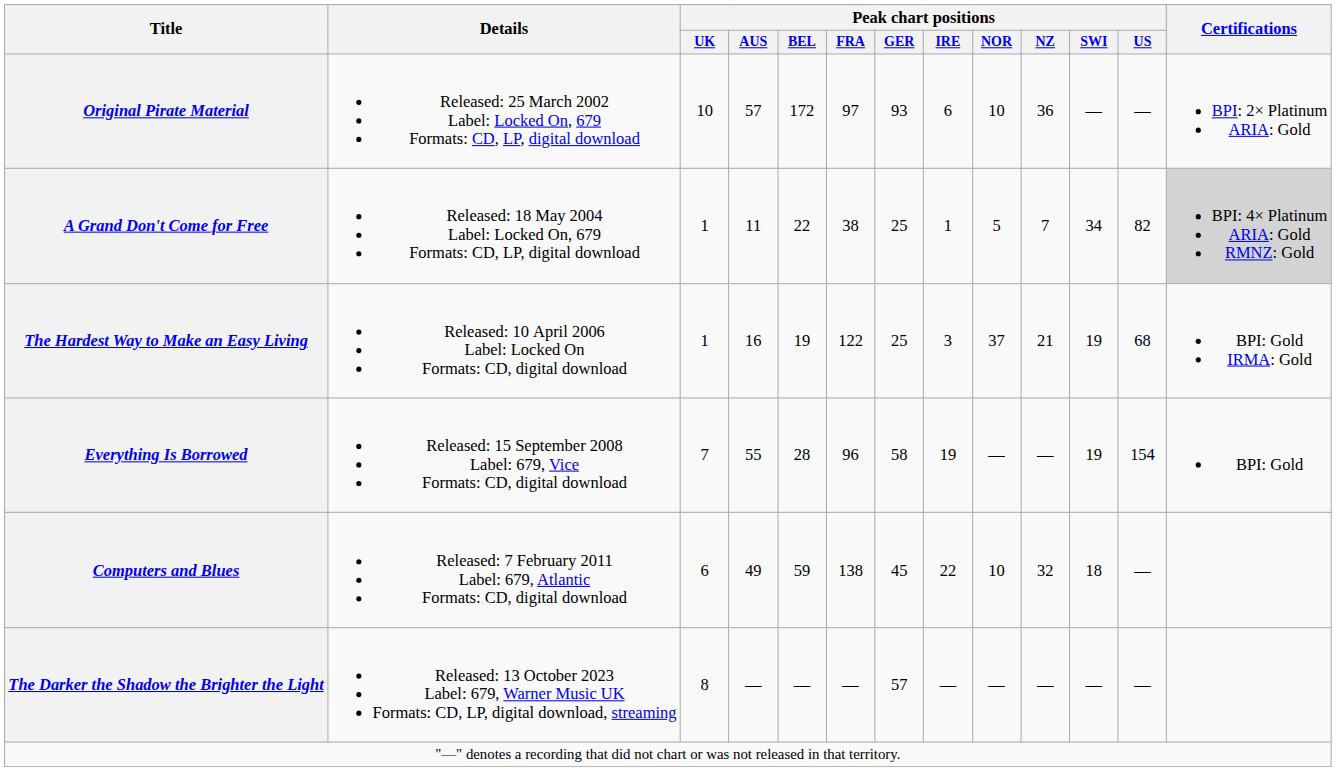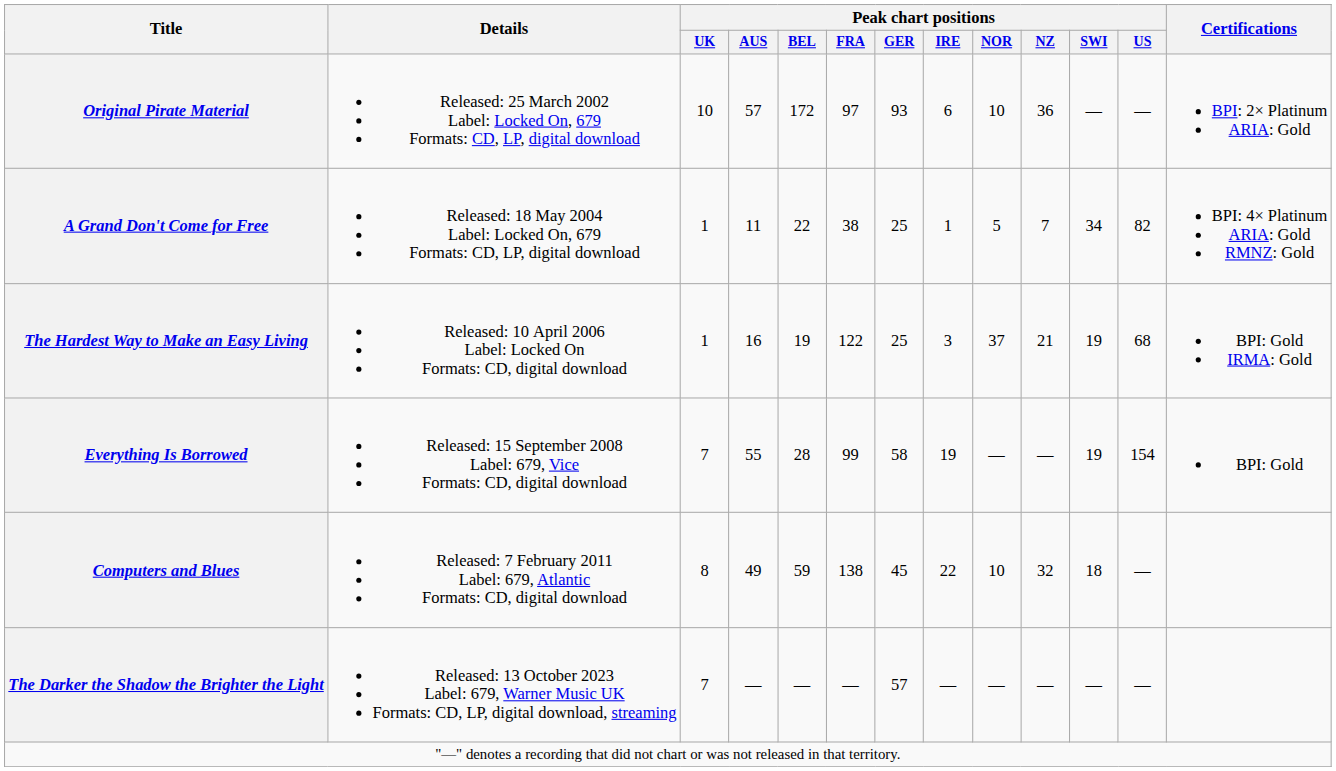(1249, 235) lightgrey background -> (1249, 235) no background
(851, 455) 96 -> (851, 455) 99
(705, 569) 6 -> (705, 569) 8
(705, 684) 8 -> (705, 684) 7
